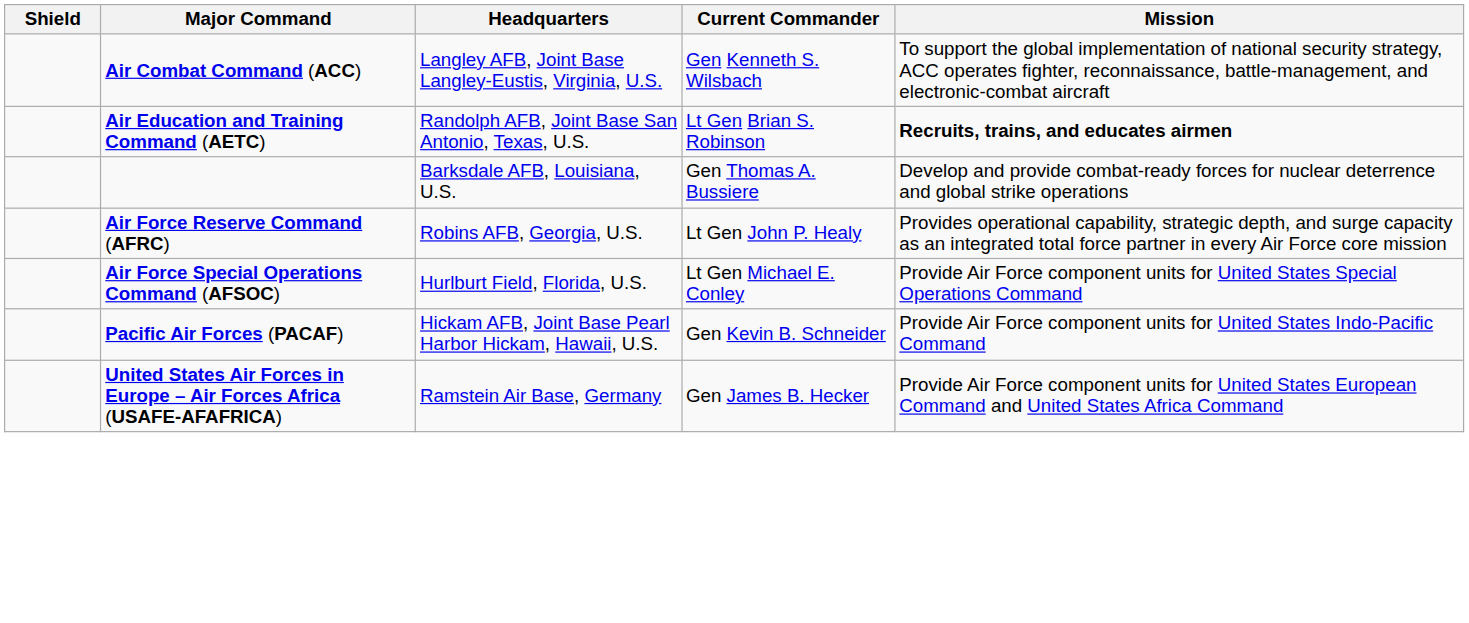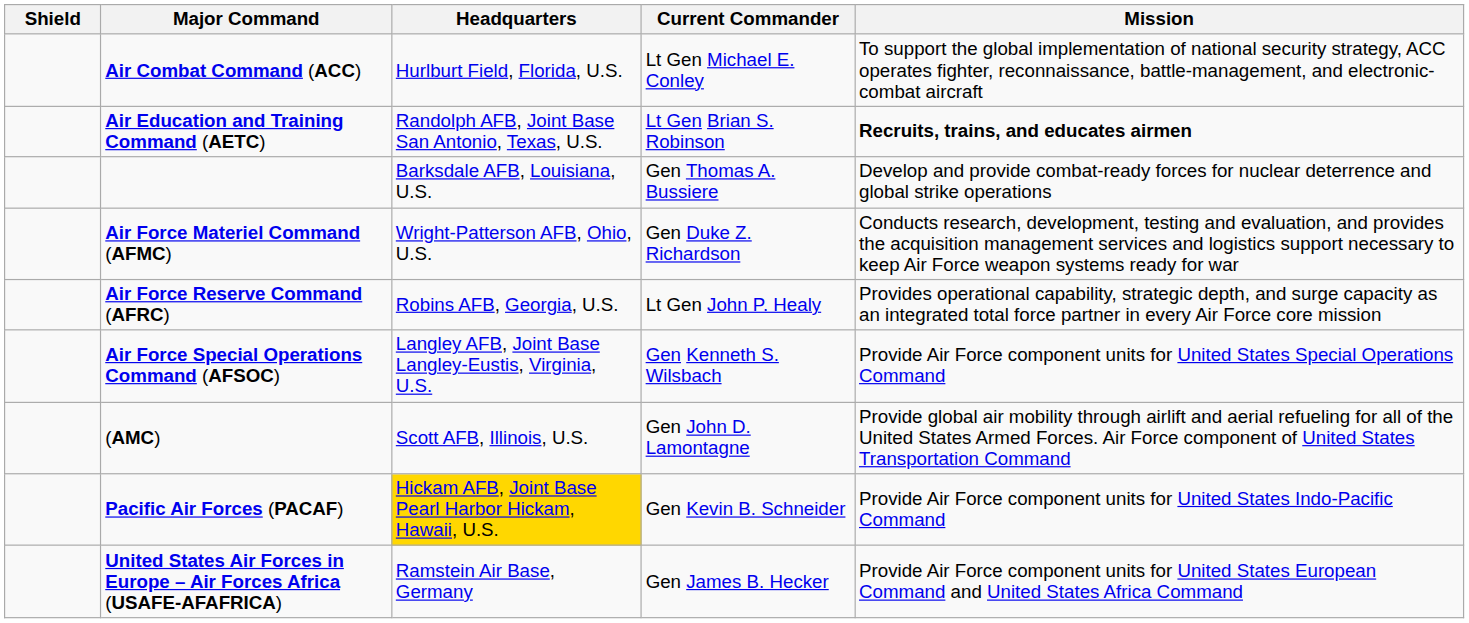(541, 70) Langley AFB, Joint Base Langley-Eustis, Virginia, U.S. -> (509, 70) Hurlburt Field, Florida, U.S.
(753, 70) Gen Kenneth S. Wilsbach -> (720, 70) Lt Gen Michael E. Conley
+ row: (233, 243)
(533, 283) Hurlburt Field, Florida, U.S. -> (498, 365) Langley AFB, Joint Base Langley-Eustis, Virginia, U.S.
(760, 283) Lt Gen Michael E. Conley -> (712, 365) Gen Kenneth S. Wilsbach
+ row: (133, 437)
(545, 334) no background -> (496, 509) gold background
